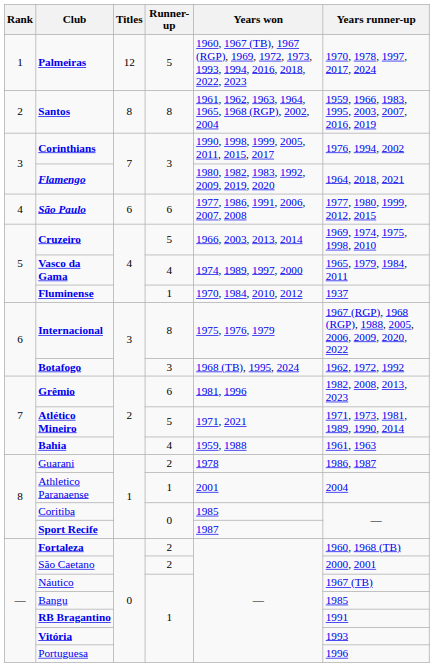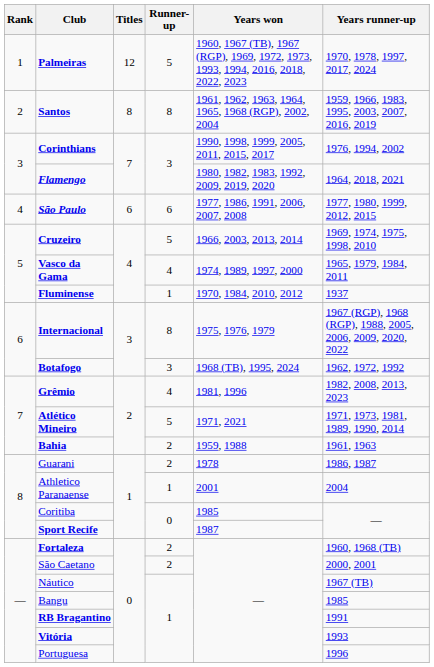(169, 391) 6 -> (169, 391) 4
(169, 445) 4 -> (169, 445) 2
